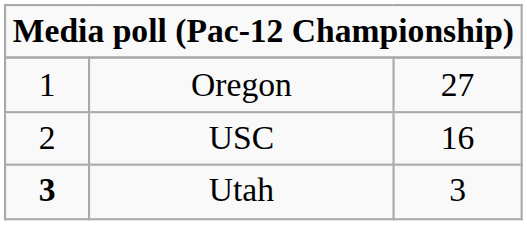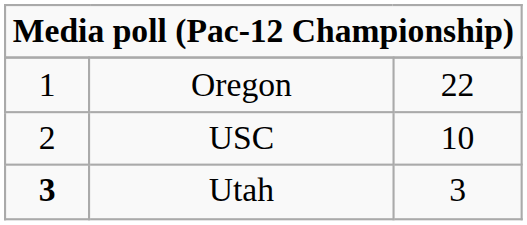(458, 84) 27 -> (458, 84) 22
(458, 137) 16 -> (458, 137) 10
